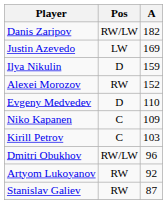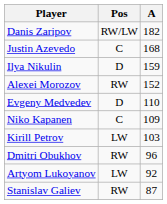(119, 48) LW -> (119, 48) C
(151, 48) 169 -> (151, 48) 168
(119, 137) C -> (119, 137) LW
(119, 155) RW/LW -> (119, 155) RW
(119, 173) RW -> (119, 173) LW
